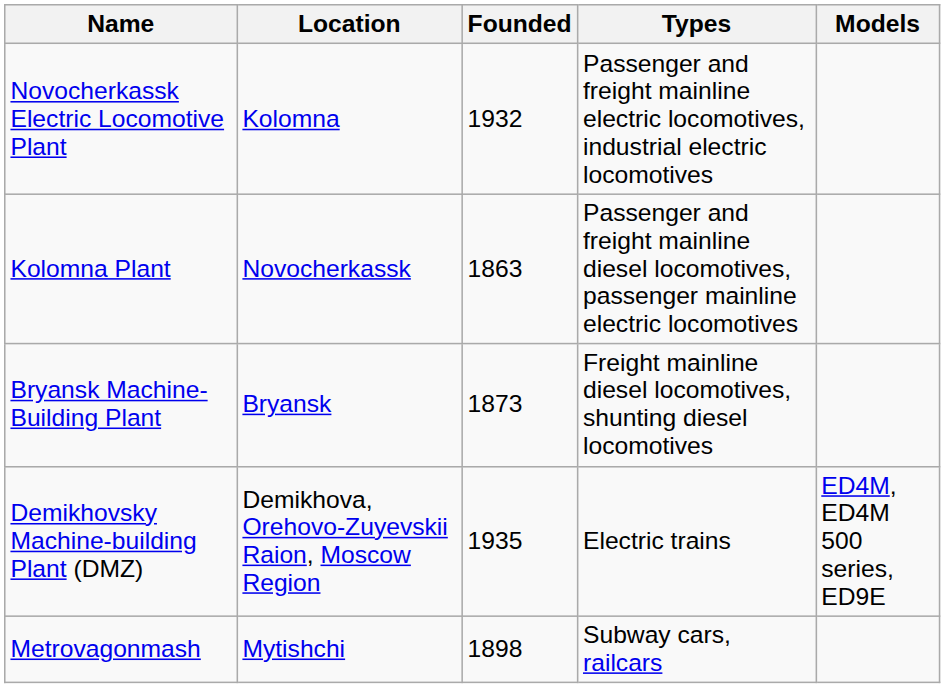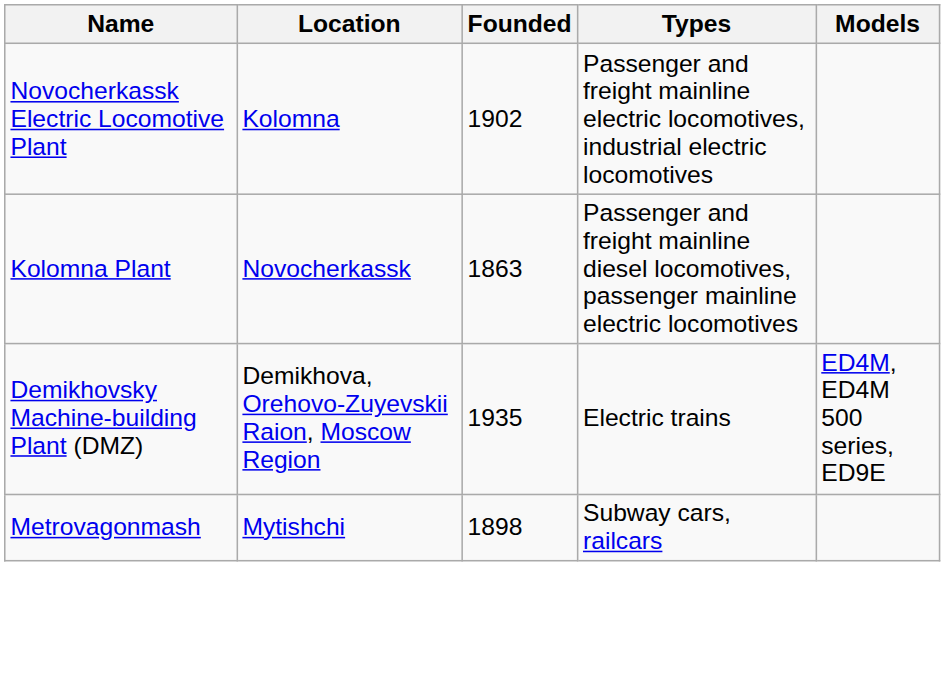(495, 118) 1932 -> (495, 118) 1902
- row: (109, 404)
